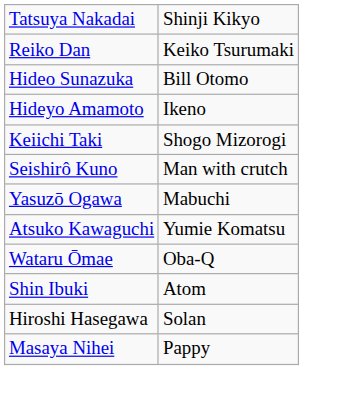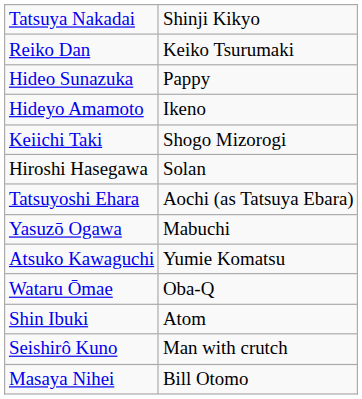(206, 79) Bill Otomo -> (186, 79) Pappy
rows swapped: (63, 169) <-> (78, 318)
+ row: (74, 199)
(186, 348) Pappy -> (206, 378) Bill Otomo
